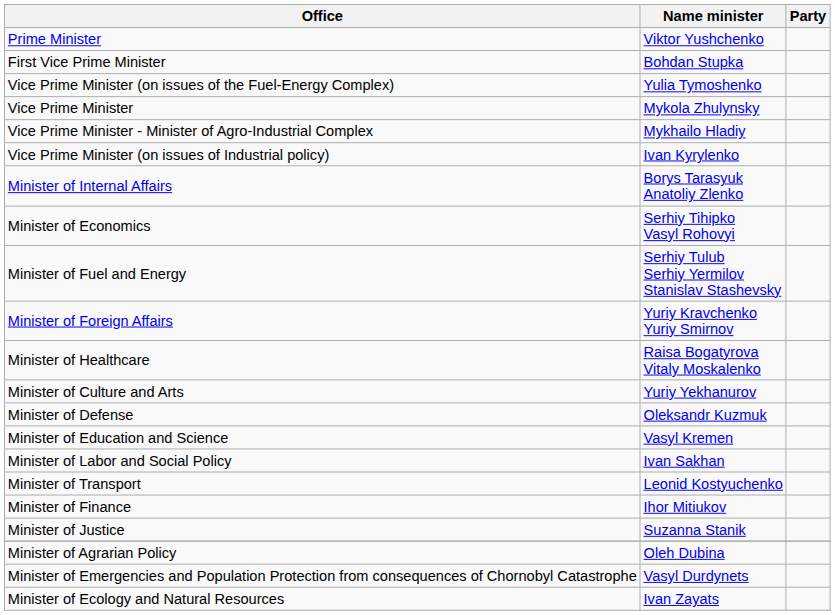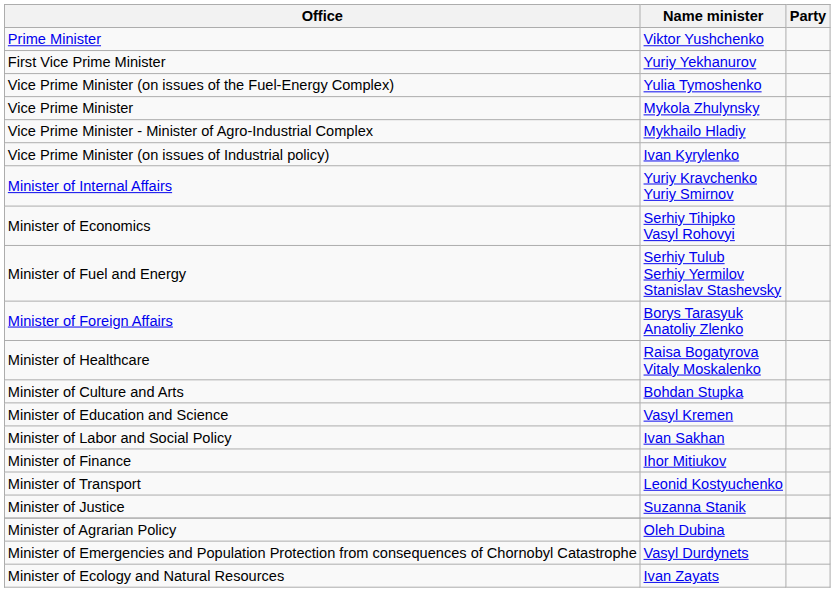(693, 62) Bohdan Stupka -> (700, 62) Yuriy Yekhanurov
(693, 186) Borys Tarasyuk Anatoliy Zlenko -> (700, 186) Yuriy Kravchenko Yuriy Smirnov
(700, 321) Yuriy Kravchenko Yuriy Smirnov -> (693, 321) Borys Tarasyuk Anatoliy Zlenko
(700, 391) Yuriy Yekhanurov -> (693, 391) Bohdan Stupka
- row: (71, 414)
rows swapped: (74, 484) <-> (69, 507)
